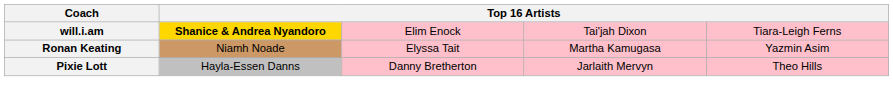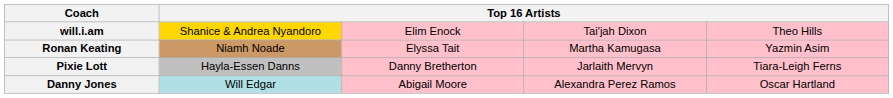(250, 31) bold -> (250, 31) normal
(797, 31) Tiara-Leigh Ferns -> (797, 31) Theo Hills
(797, 66) Theo Hills -> (797, 66) Tiara-Leigh Ferns
+ row: (82, 84)
